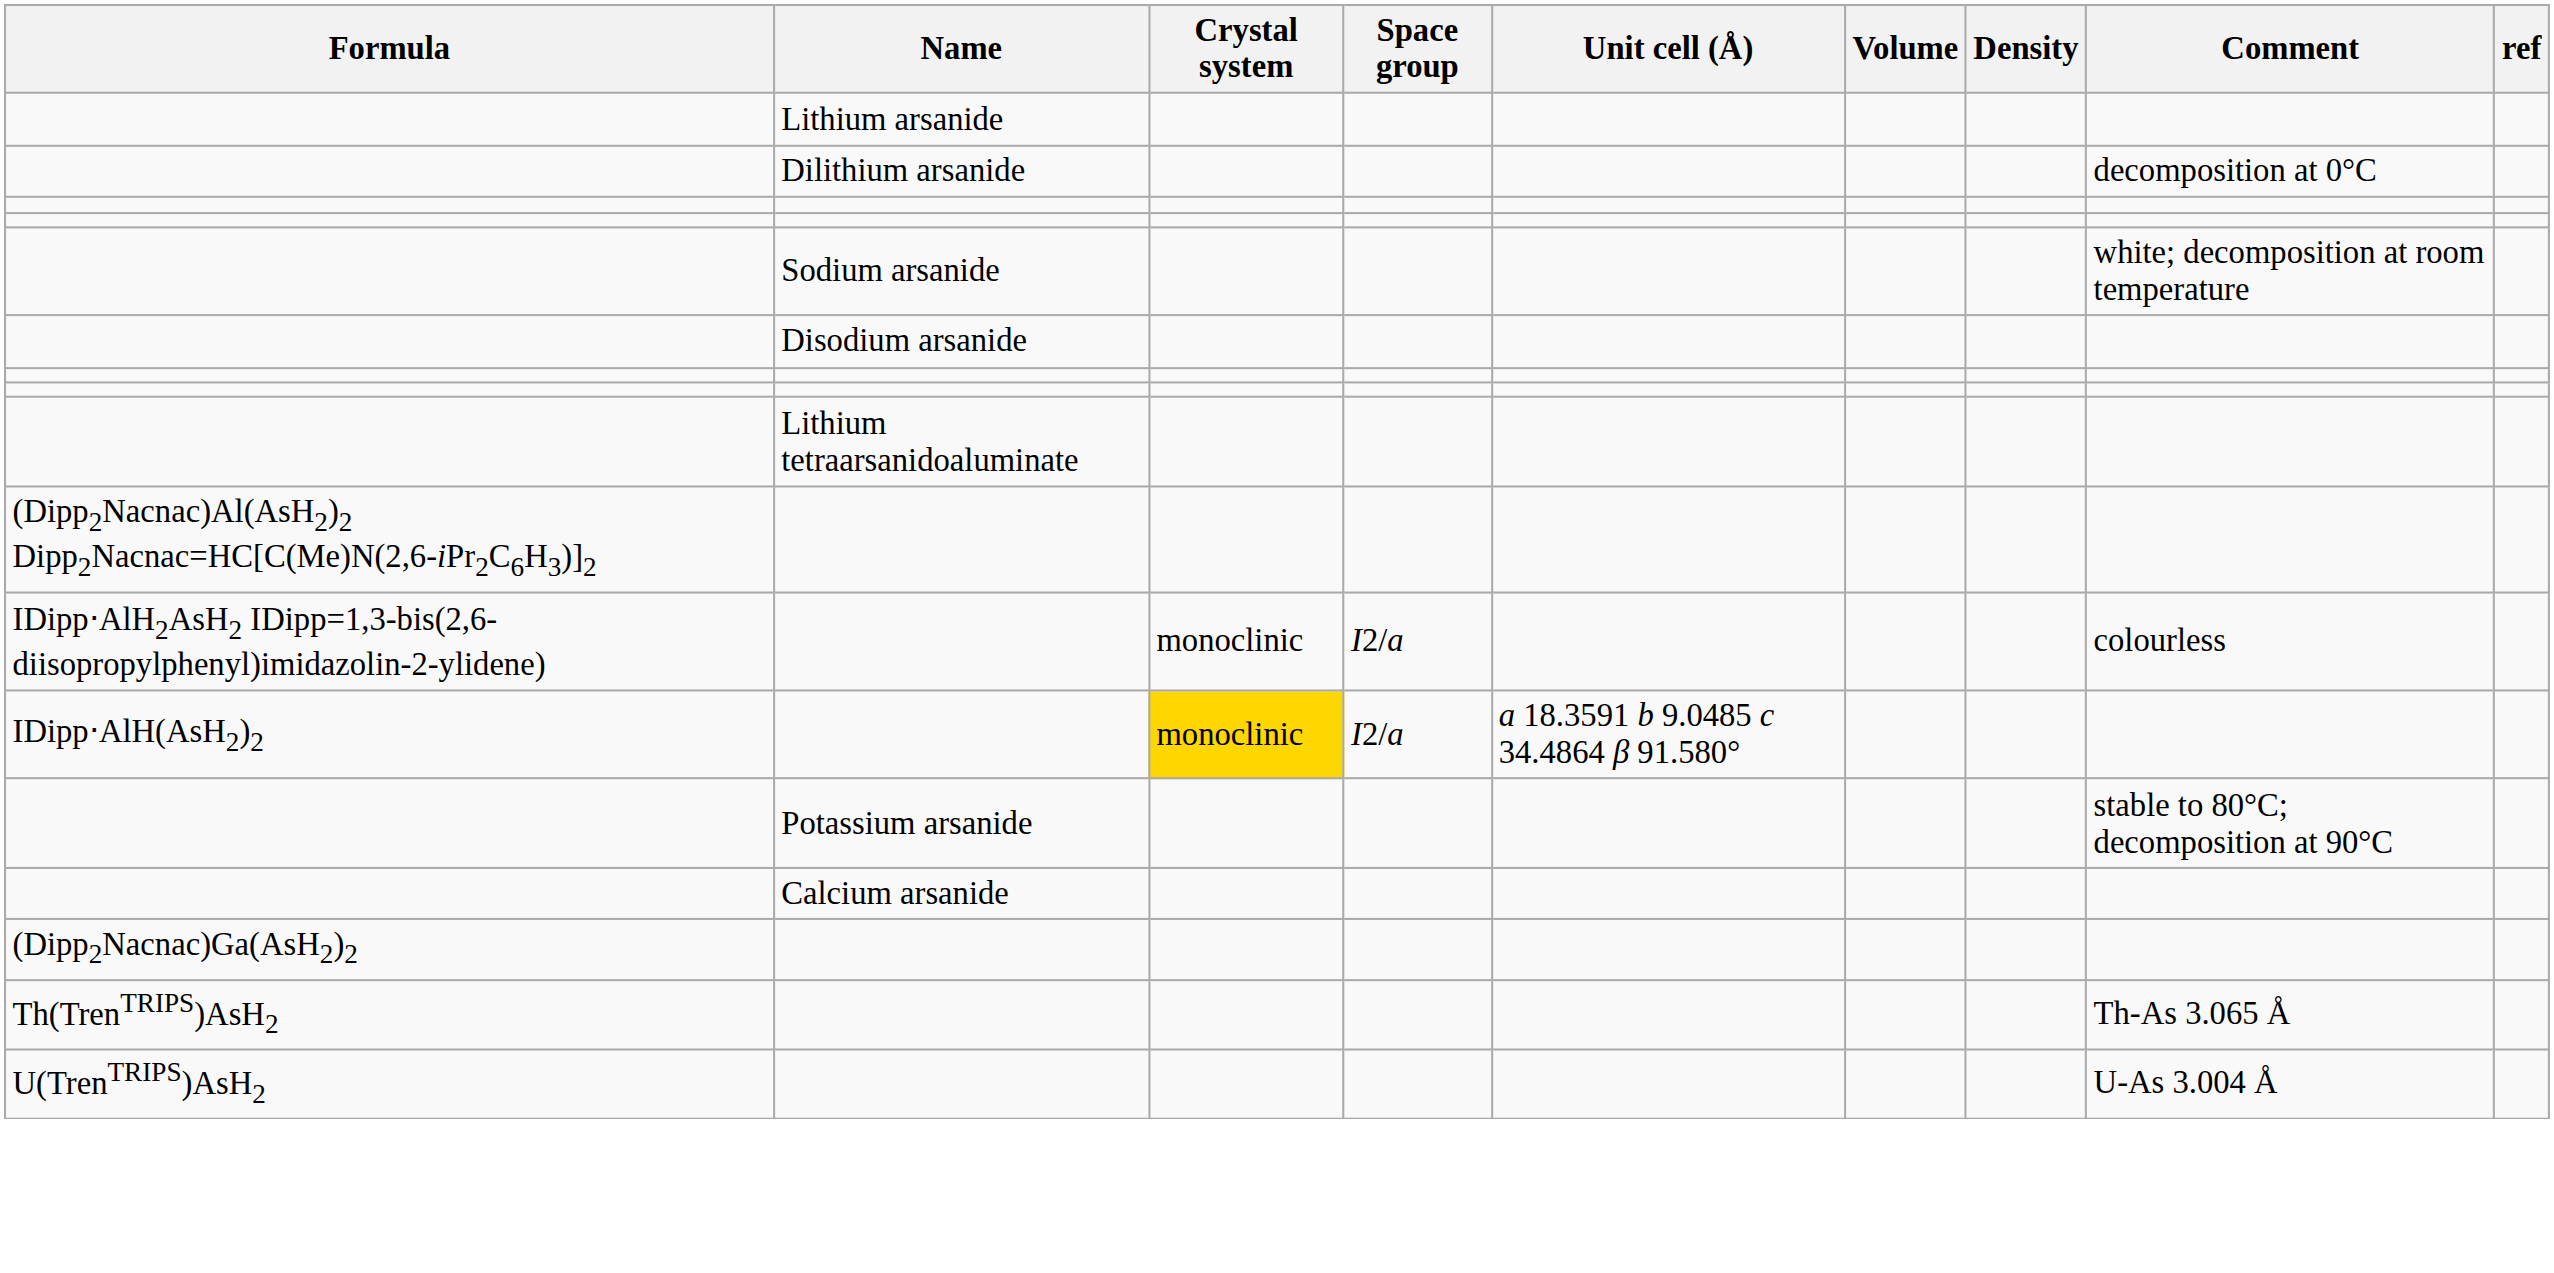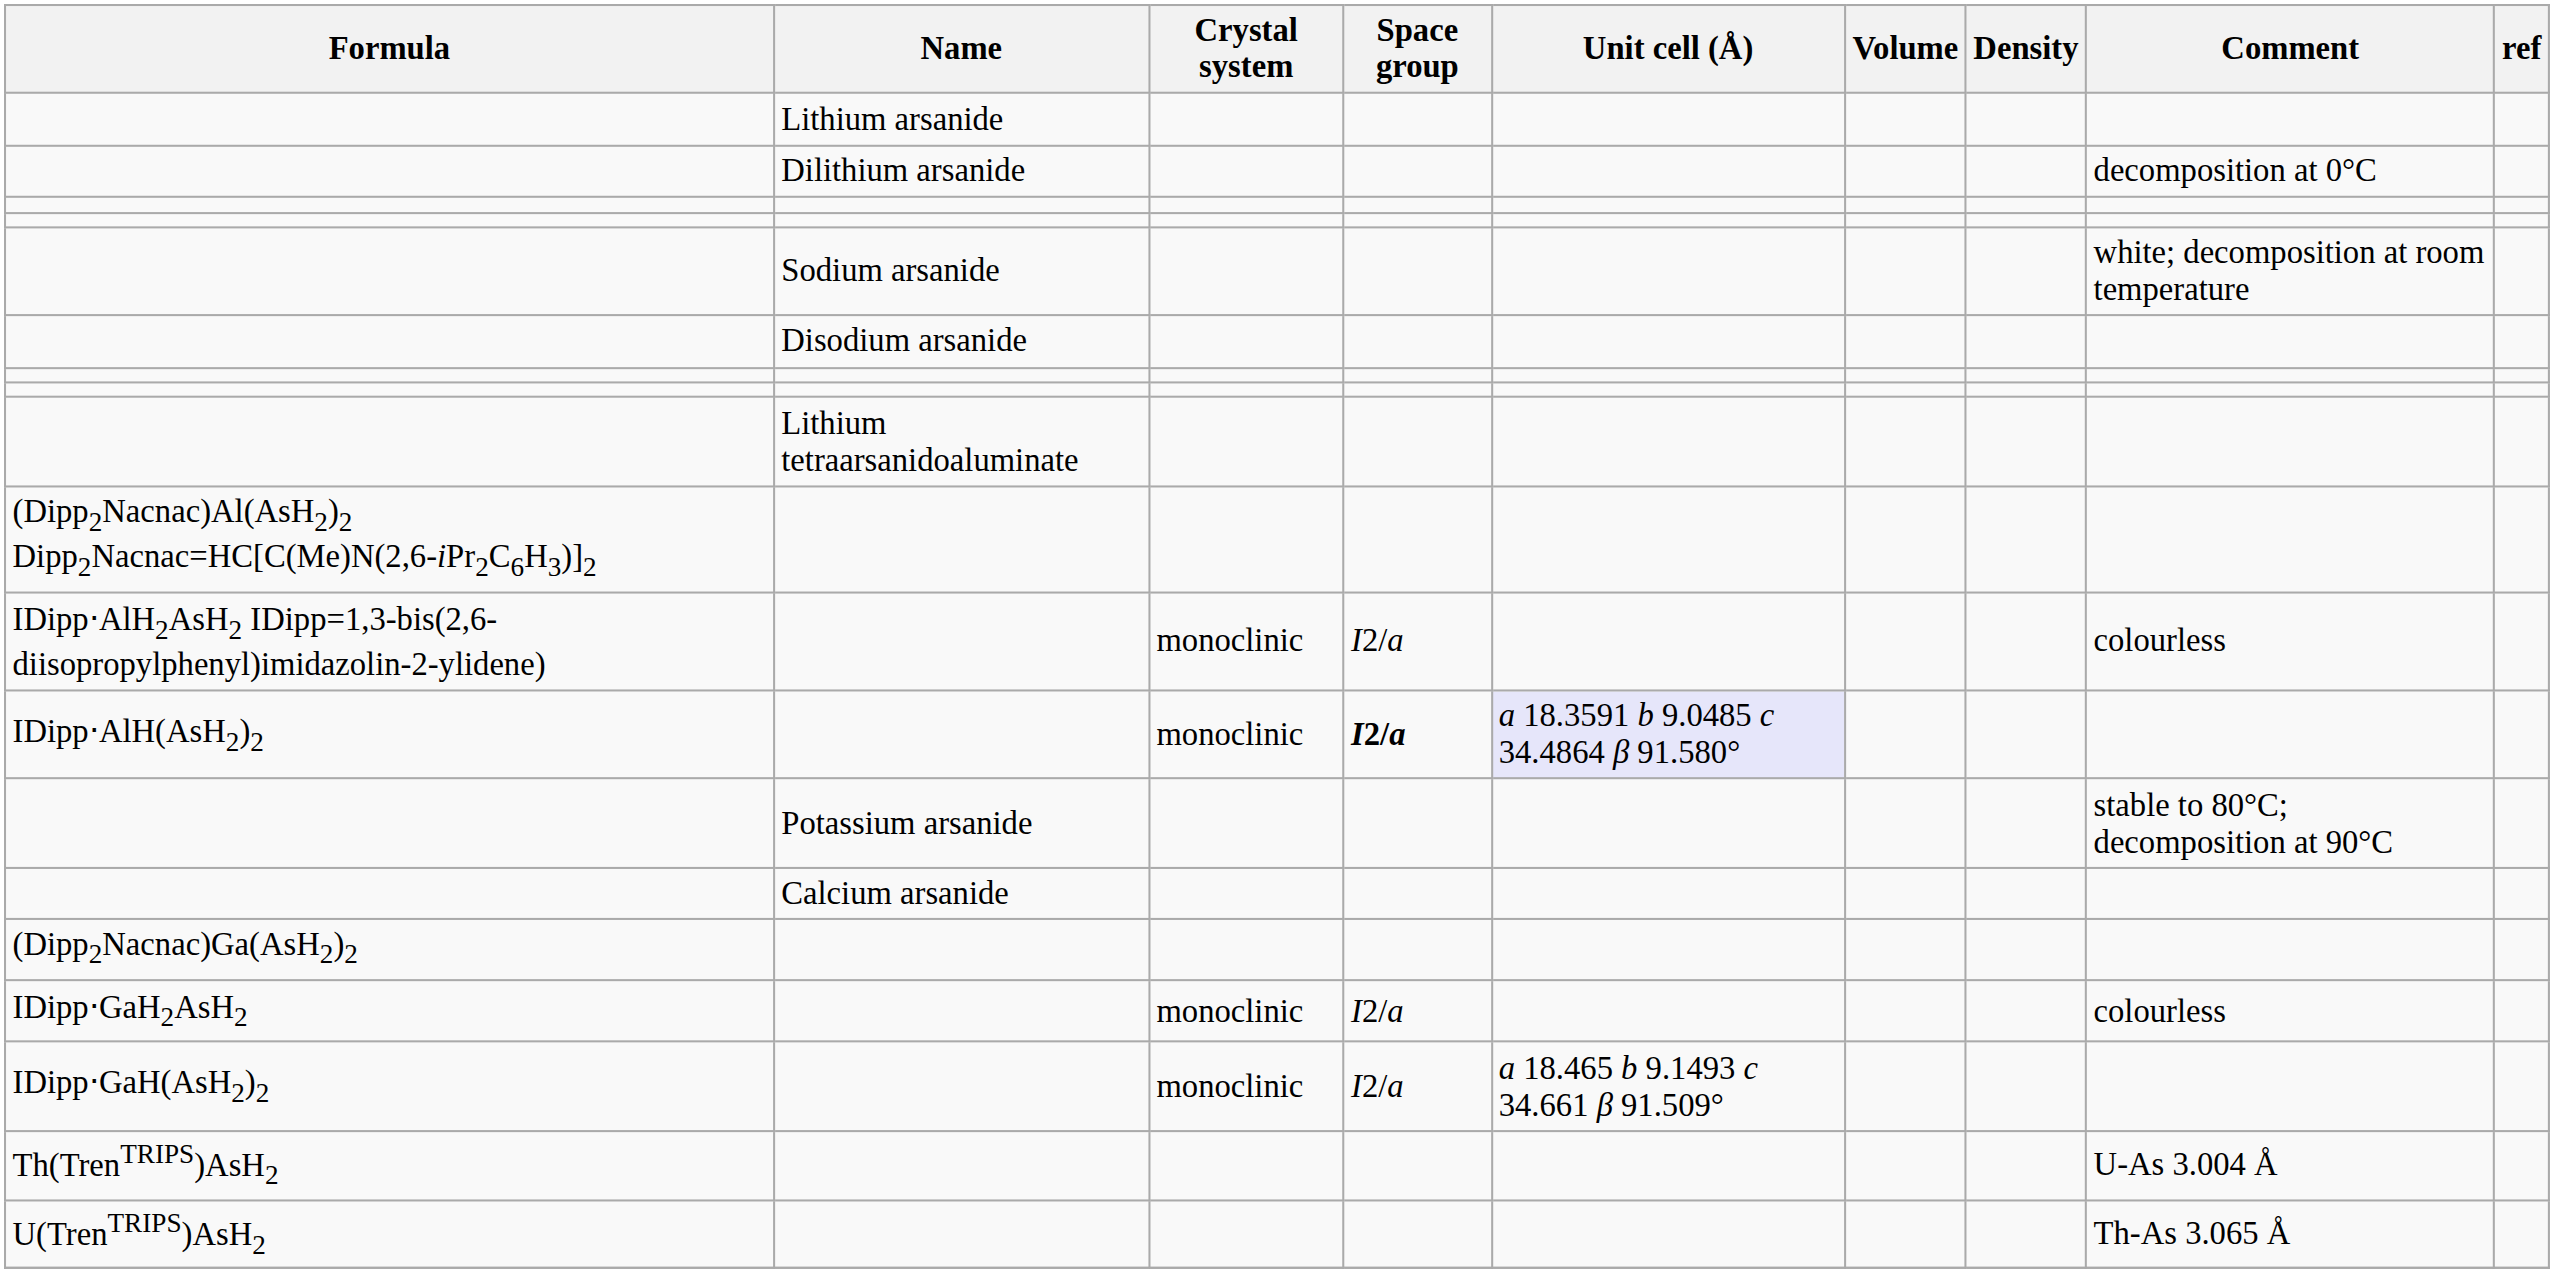(1230, 734) gold background -> (1230, 734) no background
(1377, 734) normal -> (1378, 734) bold
(1637, 734) no background -> (1637, 734) lavender background
+ row: (130, 1011)
+ row: (141, 1086)
(2192, 1013) Th-As 3.065 Å -> (2186, 1164) U-As 3.004 Å
(2186, 1082) U-As 3.004 Å -> (2192, 1233) Th-As 3.065 Å
